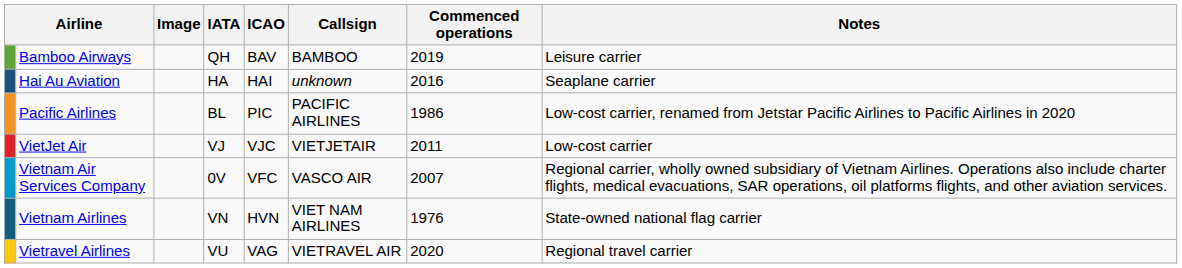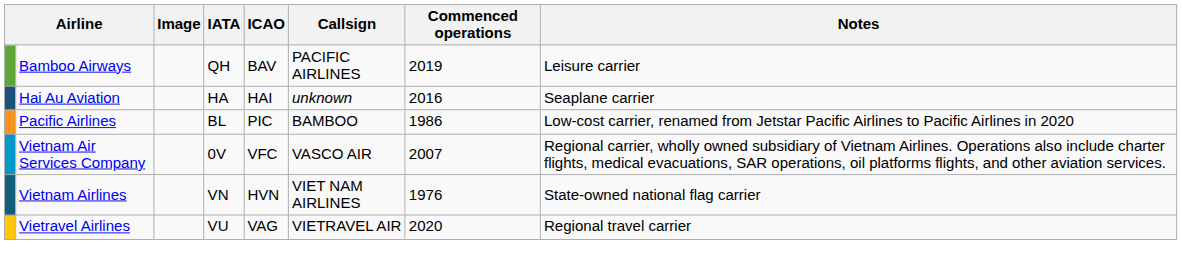(325, 57) BAMBOO -> (326, 65) PACIFIC AIRLINES
(326, 113) PACIFIC AIRLINES -> (325, 121) BAMBOO
- row: (53, 145)
